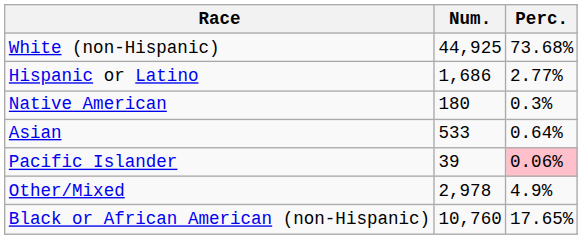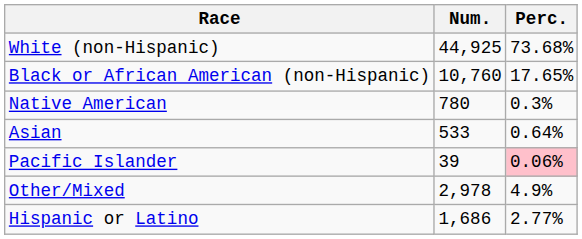rows swapped: (220, 219) <-> (104, 76)
(454, 105) 180 -> (454, 105) 780
